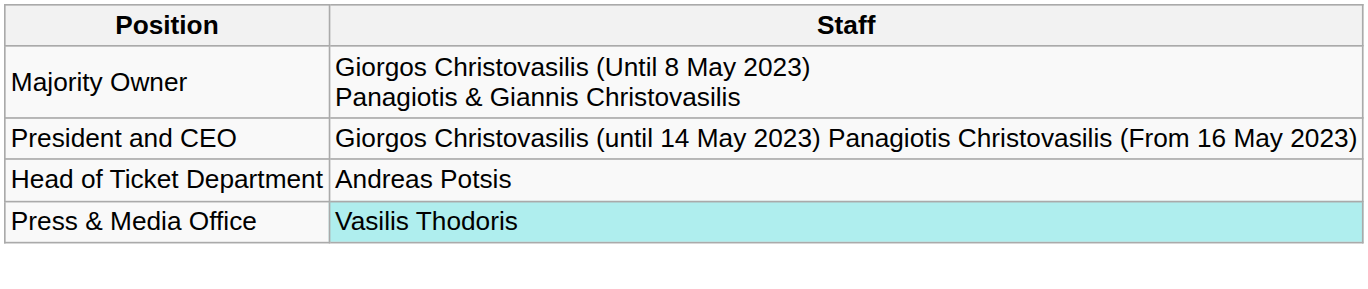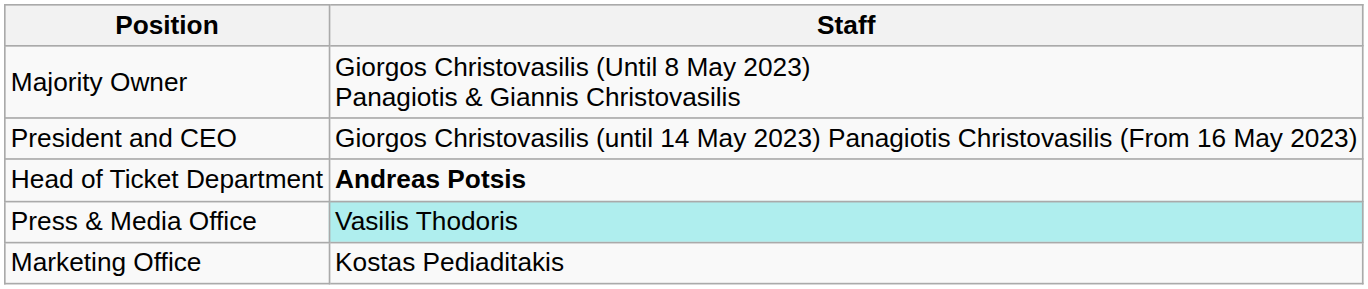(423, 179) normal -> (431, 179) bold
+ row: (106, 262)
